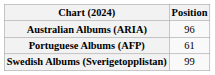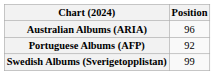(190, 45) 61 -> (190, 45) 92
